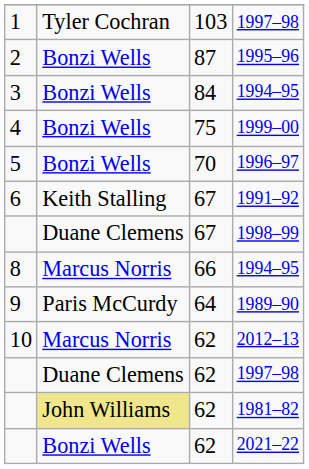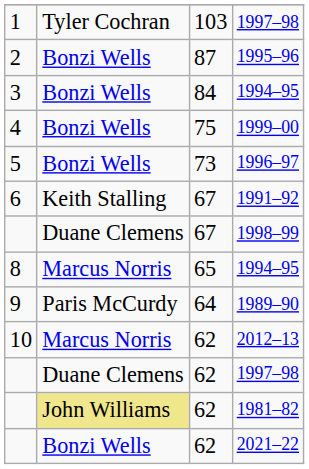(205, 163) 70 -> (205, 163) 73
(205, 269) 66 -> (205, 269) 65
